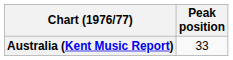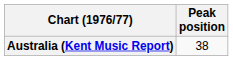(202, 45) 33 -> (202, 45) 38
